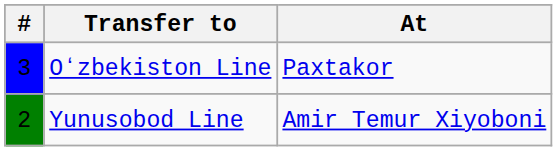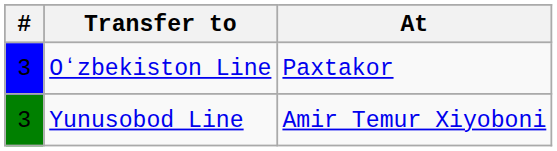(24, 120) 2 -> (24, 120) 3
